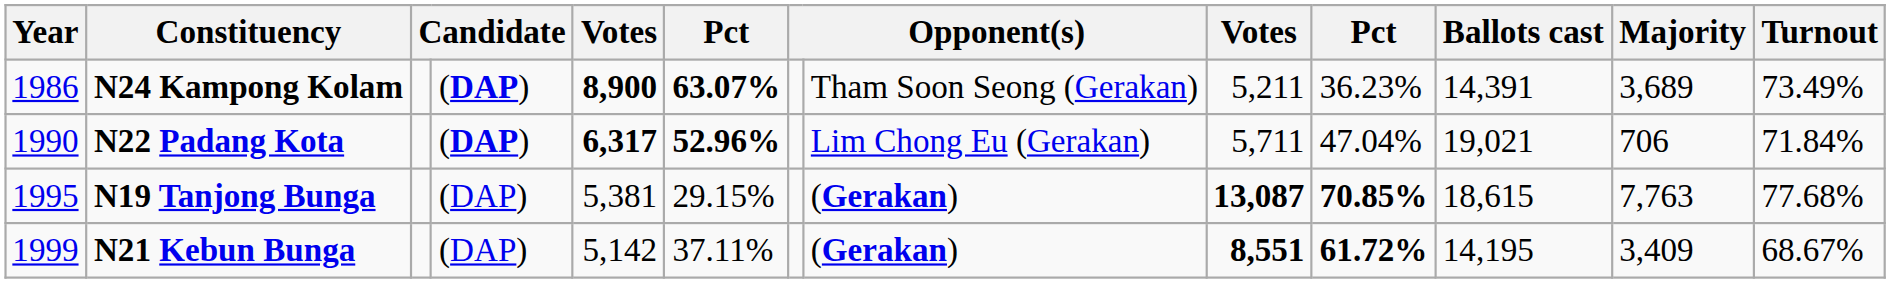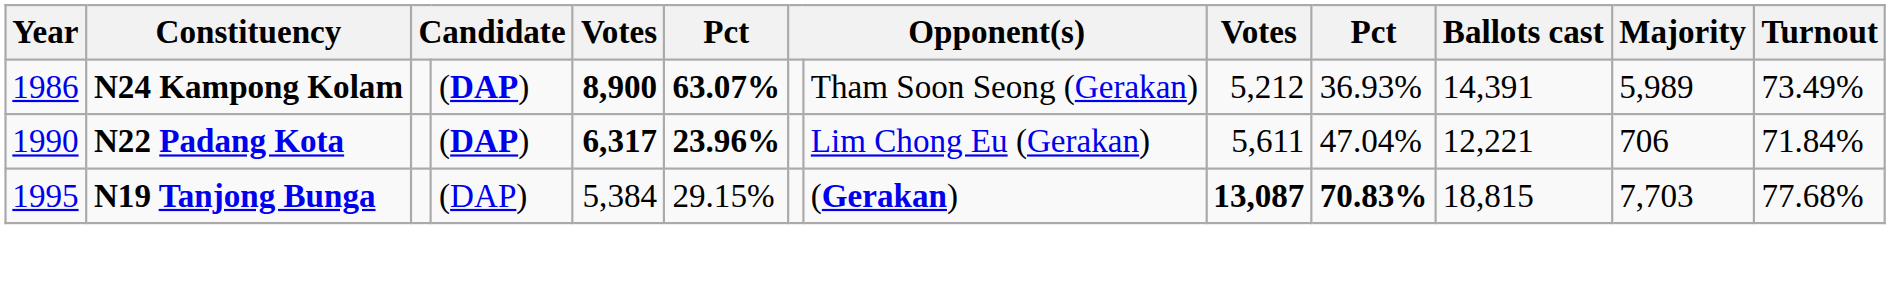(1268, 86) 5,211 -> (1267, 86) 5,212
(1371, 86) 36.23% -> (1371, 86) 36.93%
(1656, 86) 3,689 -> (1656, 86) 5,989
(726, 141) 52.96% -> (726, 141) 23.96%
(1268, 141) 5,711 -> (1268, 141) 5,611
(1488, 141) 19,021 -> (1488, 141) 12,221
(620, 195) 5,381 -> (620, 195) 5,384
(1374, 195) 70.85% -> (1374, 195) 70.83%
(1488, 195) 18,615 -> (1488, 195) 18,815
(1656, 195) 7,763 -> (1656, 195) 7,703
- row: (225, 250)
